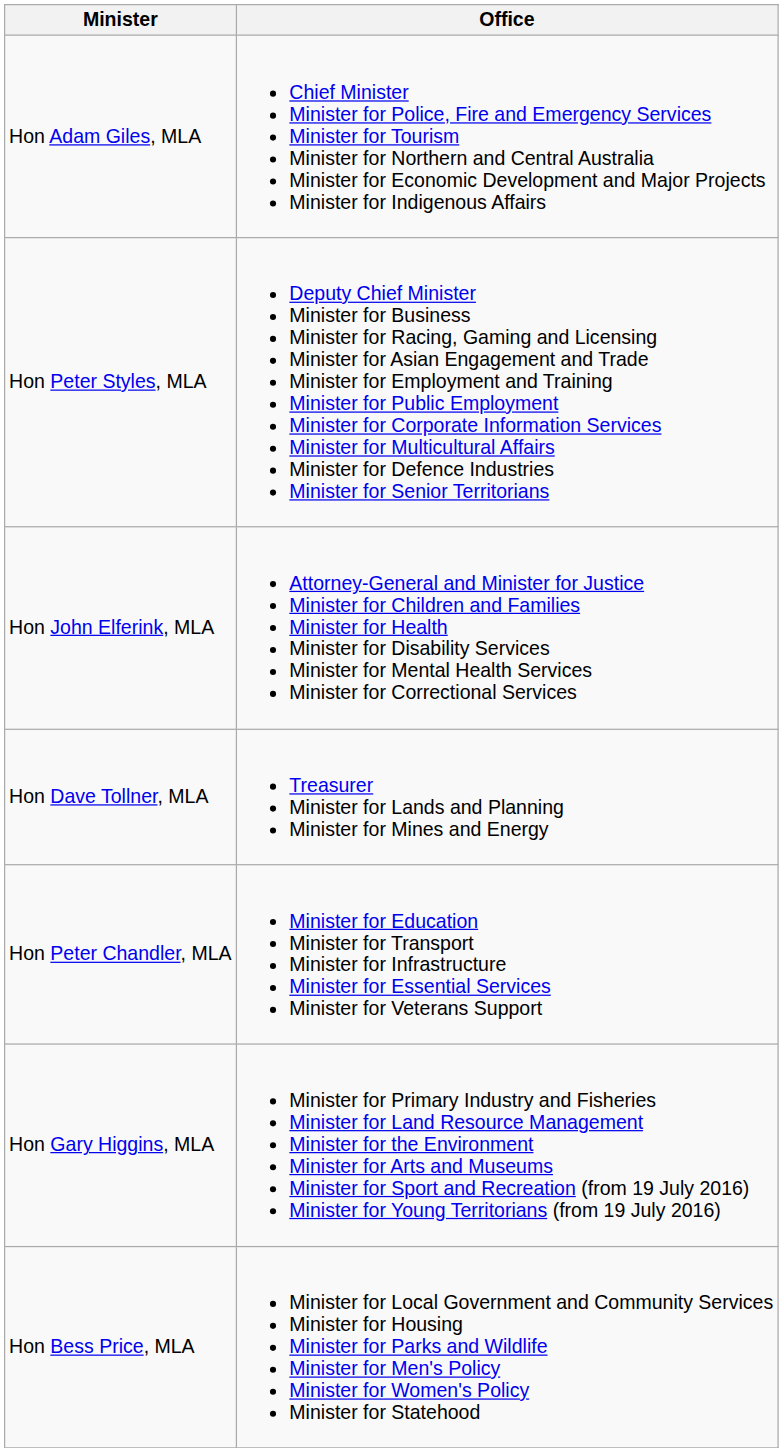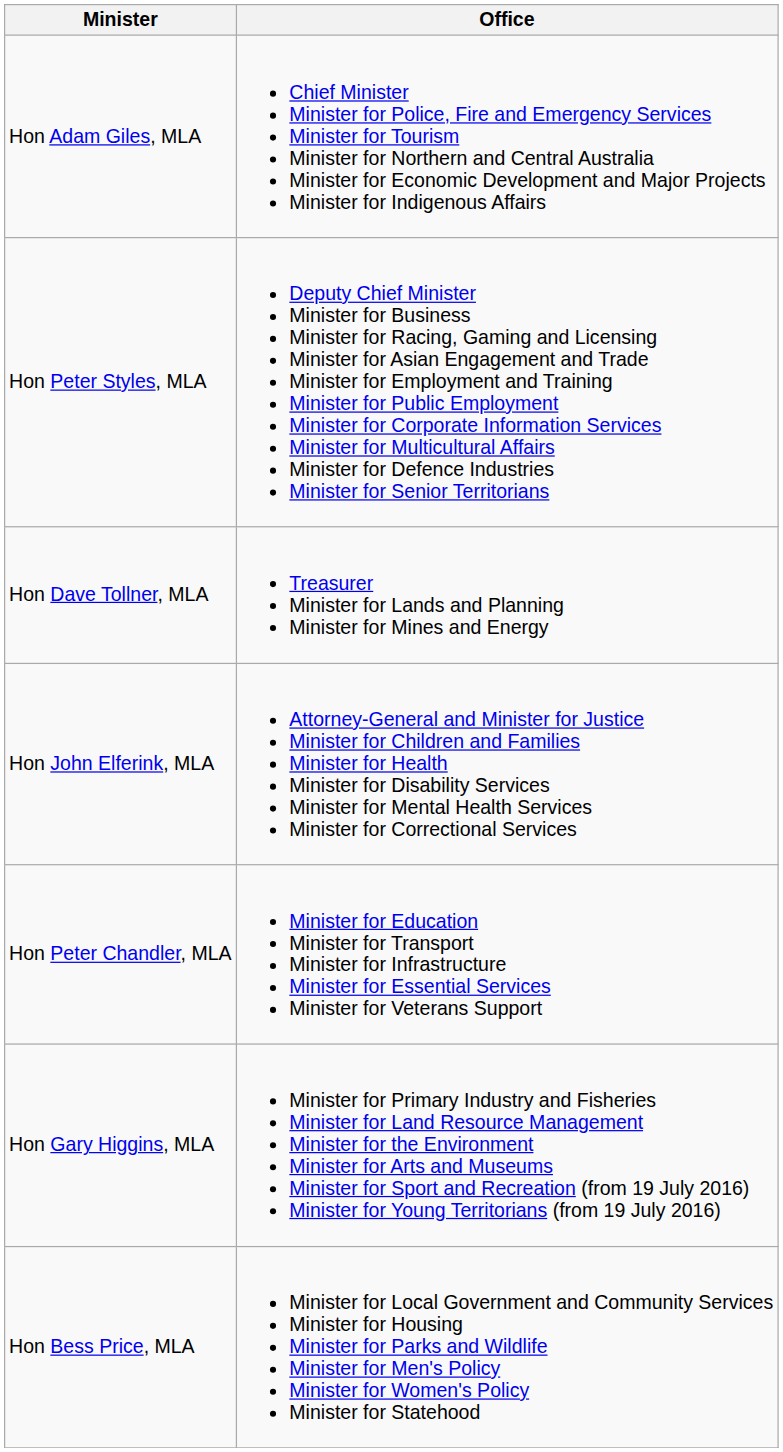rows swapped: (109, 796) <-> (112, 627)
